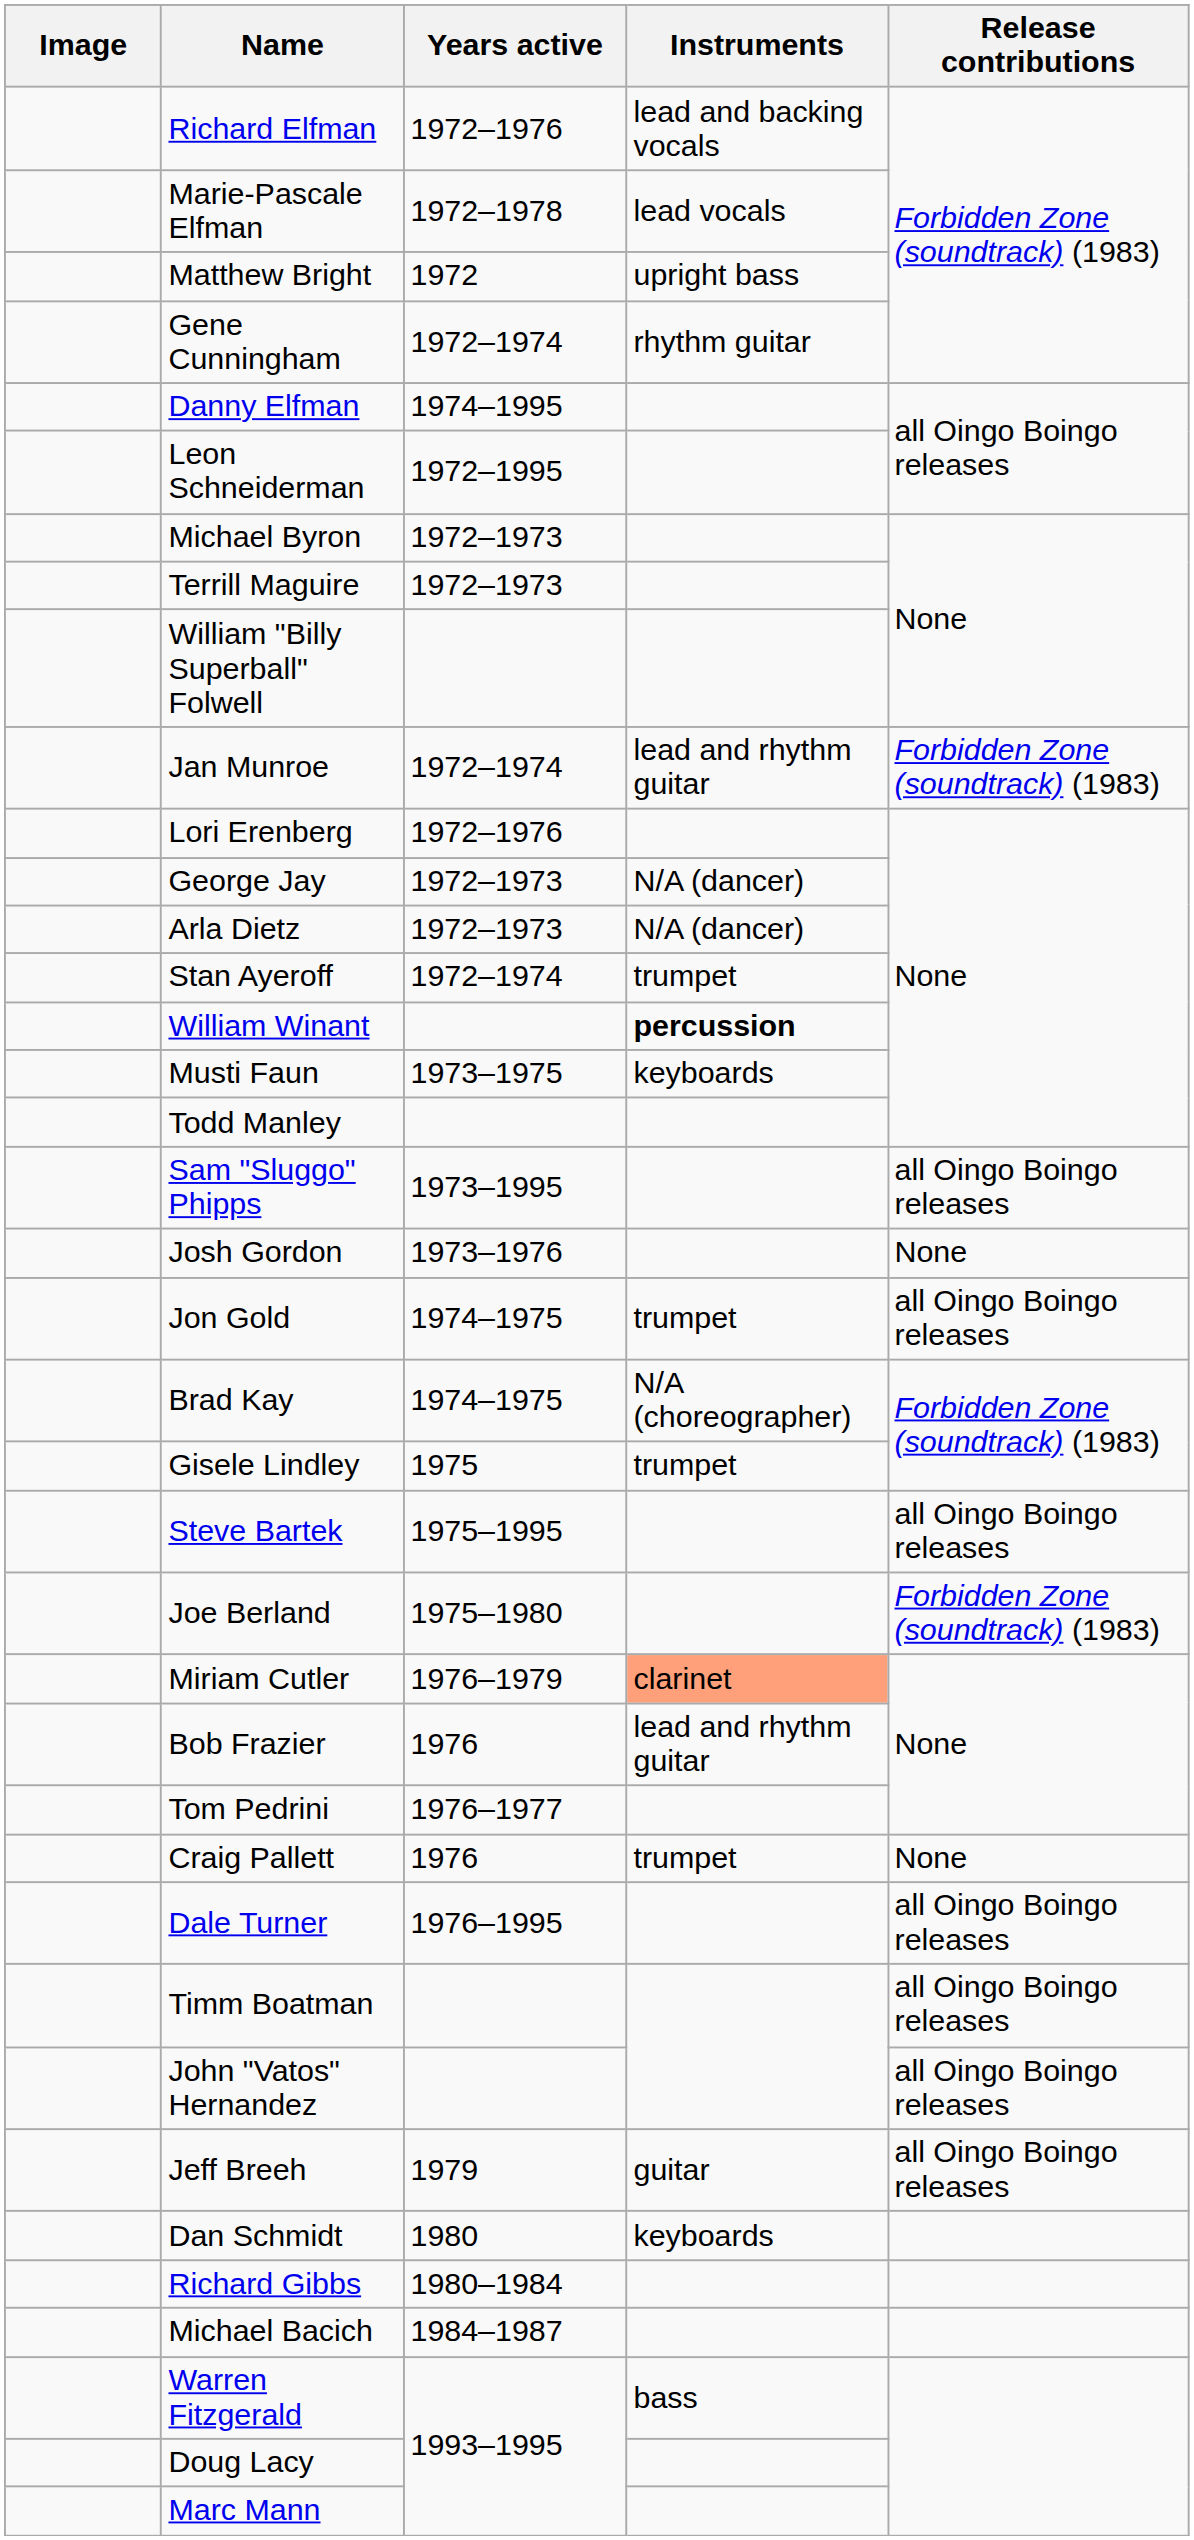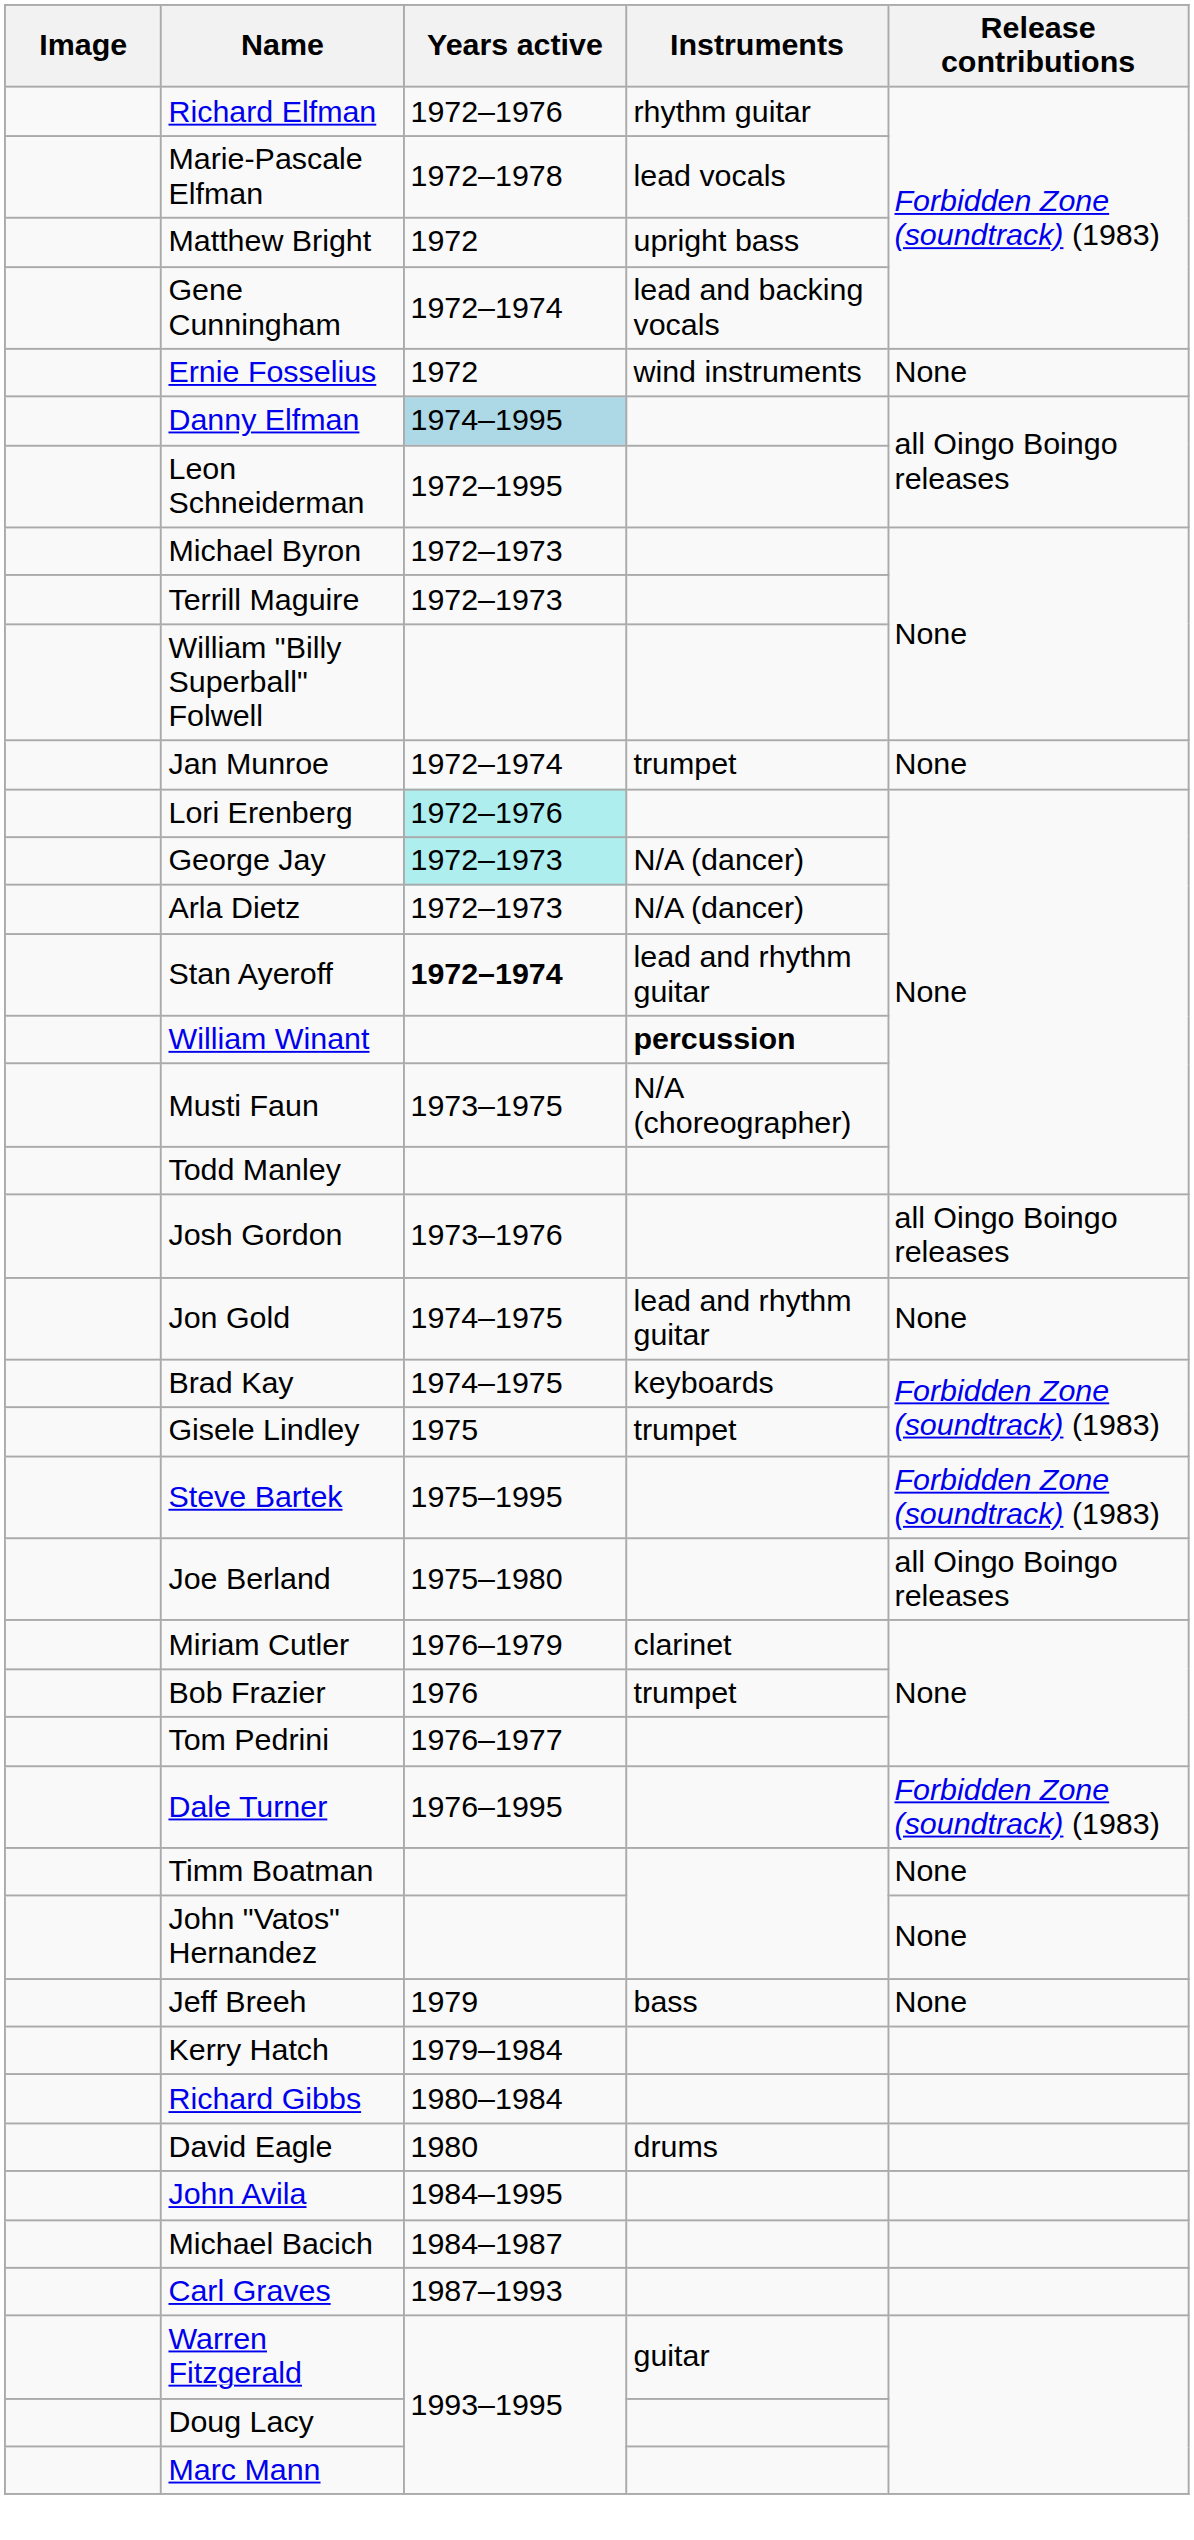(748, 128) lead and backing vocals -> (722, 111) rhythm guitar
(722, 341) rhythm guitar -> (748, 306) lead and backing vocals
+ row: (272, 372)
(487, 406) no background -> (487, 420) lightblue background
(742, 767) lead and rhythm guitar -> (685, 764) trumpet
(1027, 767) Forbidden Zone (soundtrack) (1983) -> (931, 764) None
(487, 832) no background -> (487, 812) paleturquoise background
(487, 880) no background -> (487, 860) paleturquoise background
(487, 977) normal -> (487, 974) bold
(685, 977) trumpet -> (742, 974) lead and rhythm guitar
(704, 1073) keyboards -> (742, 1104) N/A (choreographer)
- row: (262, 1187)
(931, 1252) None -> (1006, 1235) all Oingo Boingo releases
(685, 1317) trumpet -> (742, 1317) lead and rhythm guitar
(1006, 1317) all Oingo Boingo releases -> (931, 1317) None
(742, 1400) N/A (choreographer) -> (704, 1383) keyboards
(1006, 1530) all Oingo Boingo releases -> (1027, 1496) Forbidden Zone (soundtrack) (1983)
(1027, 1613) Forbidden Zone (soundtrack) (1983) -> (1006, 1579) all Oingo Boingo releases
(682, 1678) lightsalmon background -> (682, 1644) no background
(742, 1743) lead and rhythm guitar -> (685, 1692) trumpet
- row: (251, 1857)
(1006, 1922) all Oingo Boingo releases -> (1027, 1806) Forbidden Zone (soundtrack) (1983)
(1006, 2005) all Oingo Boingo releases -> (931, 1871) None
(1006, 2087) all Oingo Boingo releases -> (931, 1936) None
(672, 2169) guitar -> (666, 2001) bass
(1006, 2169) all Oingo Boingo releases -> (931, 2001) None
+ row: (249, 2050)
- row: (255, 2235)
+ row: (250, 2146)
+ row: (237, 2194)
+ row: (250, 2291)
(666, 2396) bass -> (672, 2356) guitar
